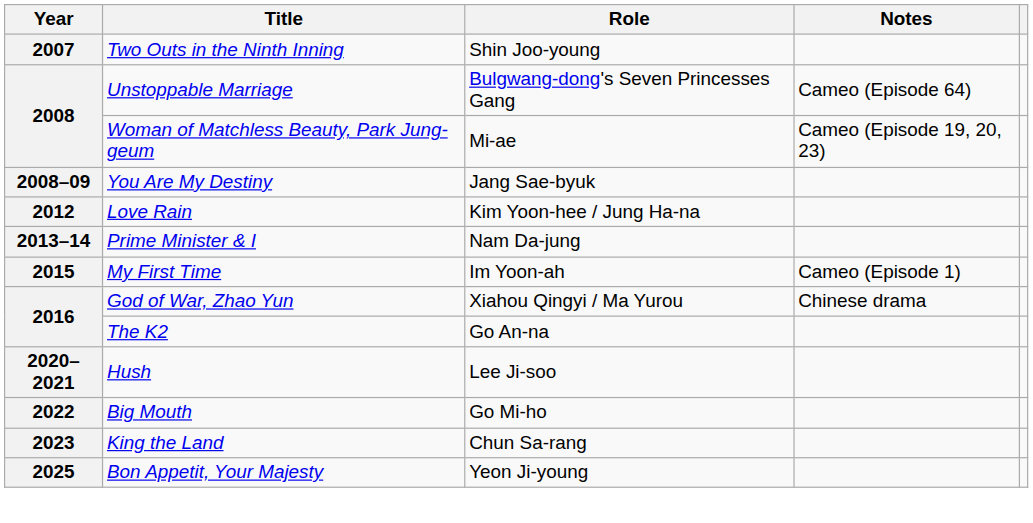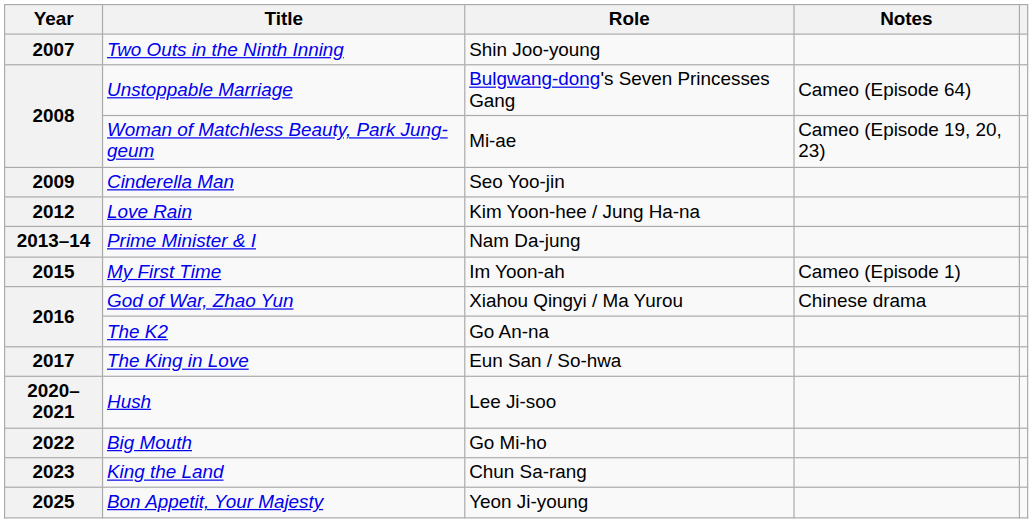- row: (190, 181)
+ row: (170, 181)
+ row: (178, 361)
